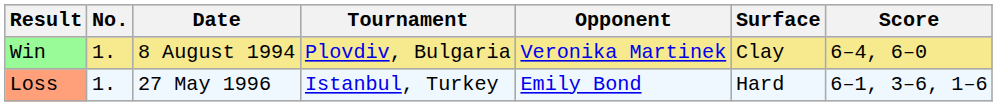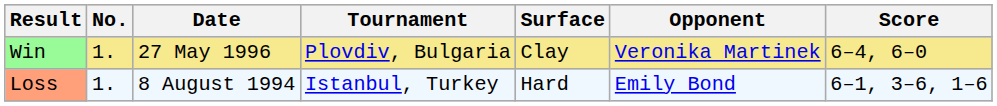columns swapped: (778, 20) <-> (623, 20)
(217, 52) 8 August 1994 -> (205, 52) 27 May 1996
(205, 85) 27 May 1996 -> (217, 85) 8 August 1994
